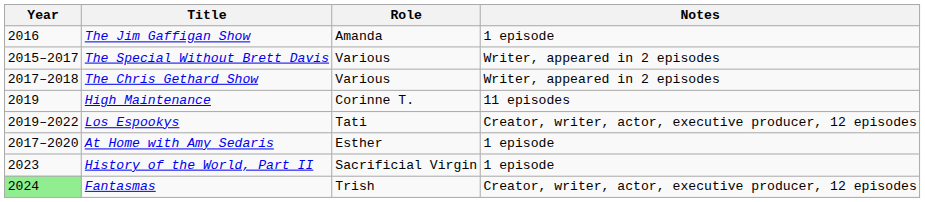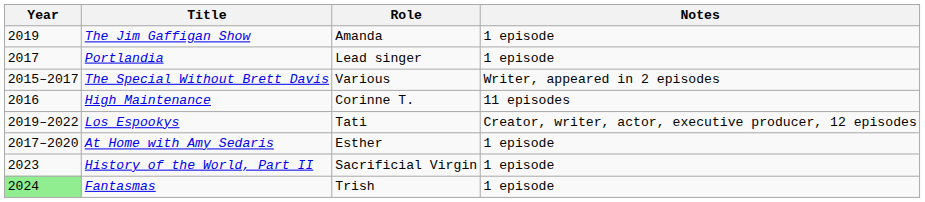(23, 37) 2016 -> (23, 37) 2019
+ row: (124, 58)
- row: (171, 79)
(23, 101) 2019 -> (23, 101) 2016
(700, 186) Creator, writer, actor, executive producer, 12 episodes -> (519, 186) 1 episode
